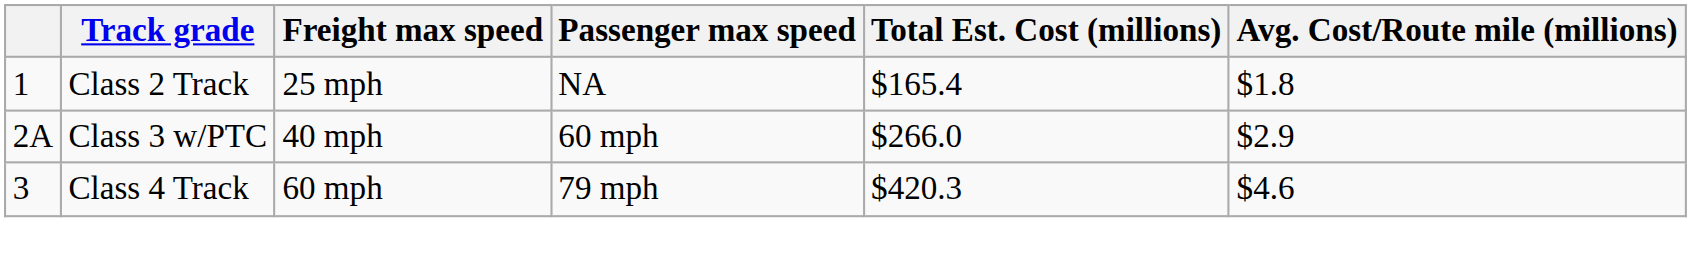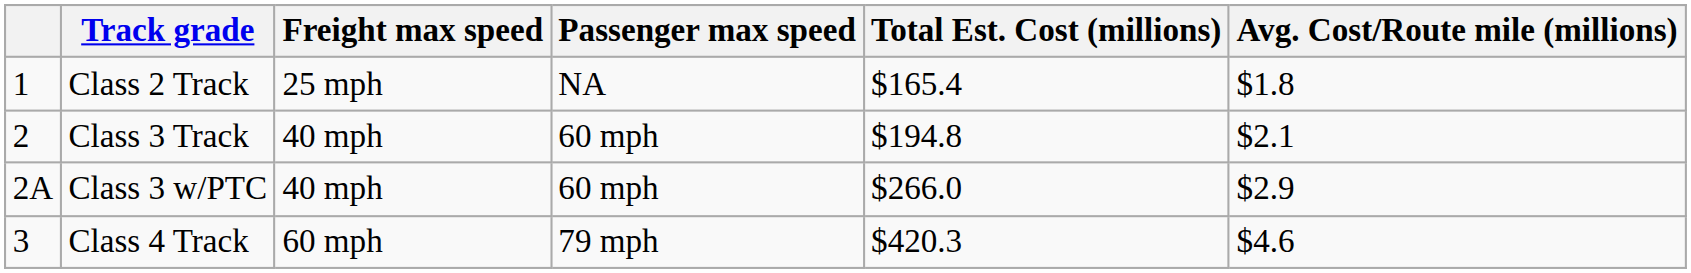+ row: (159, 135)
